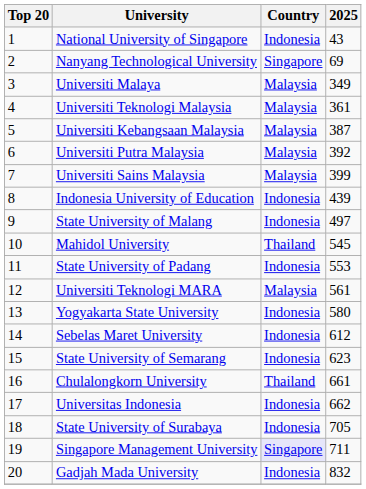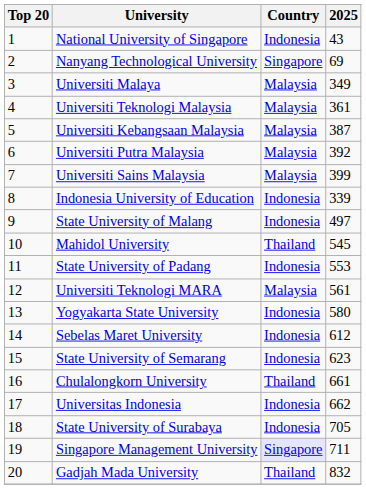(340, 198) 439 -> (340, 198) 339
(292, 472) Indonesia -> (290, 472) Thailand
